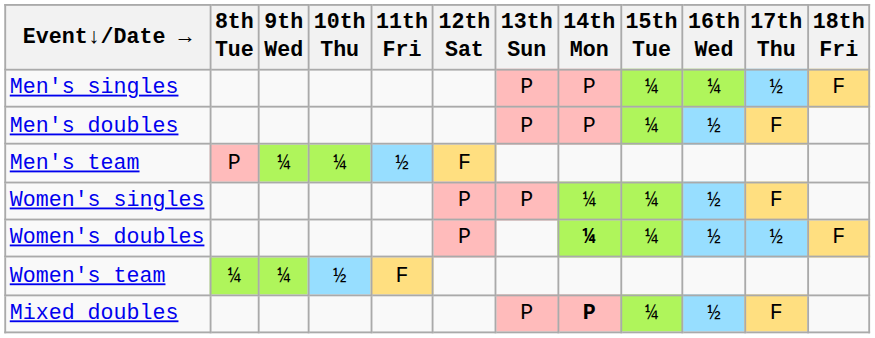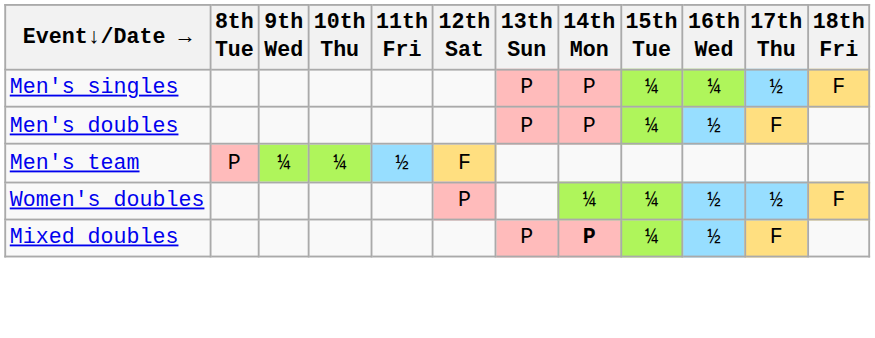- row: (107, 200)
(589, 238) bold -> (589, 200) normal
- row: (88, 275)
